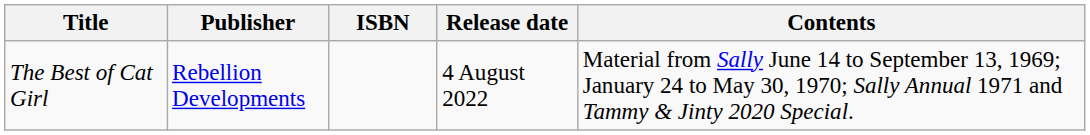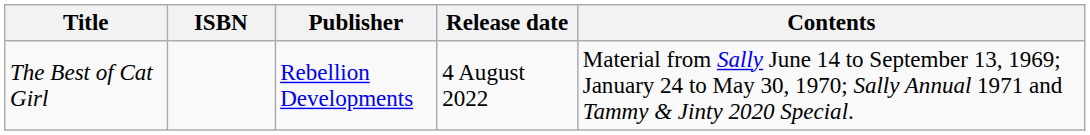columns swapped: (383, 22) <-> (248, 22)
